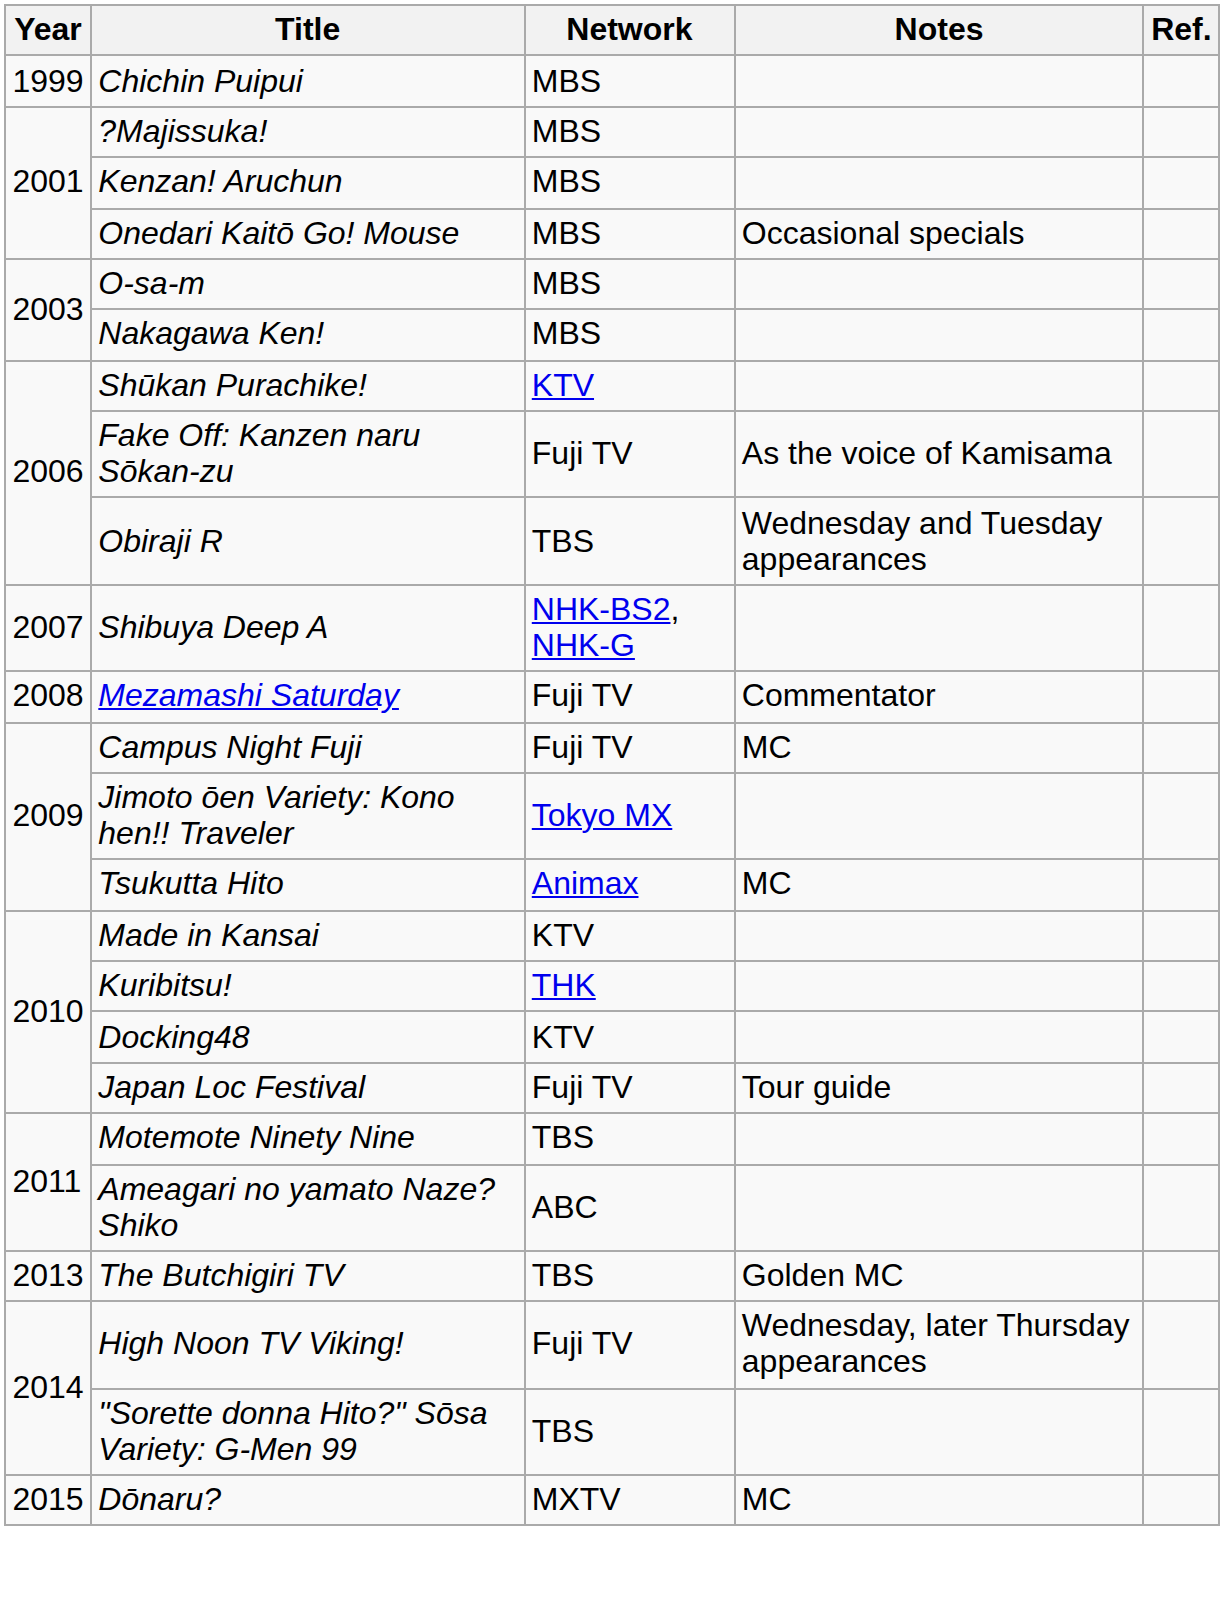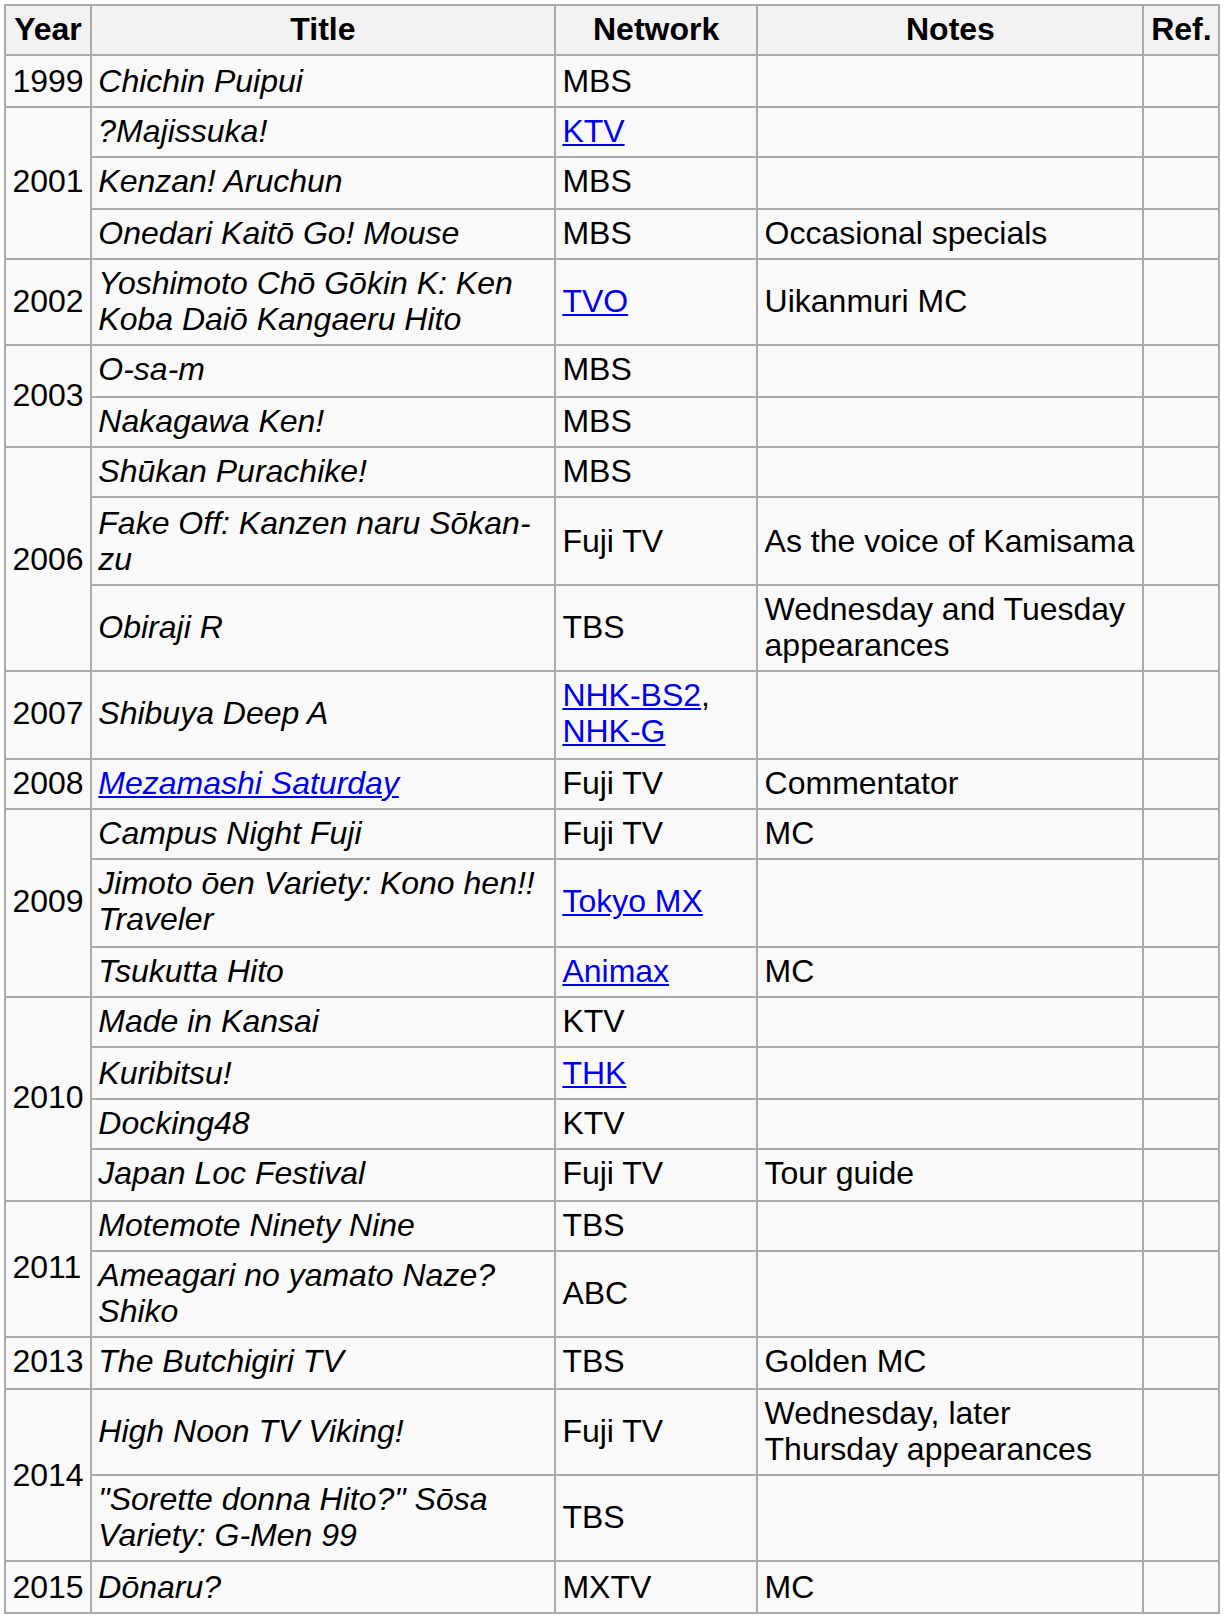(566, 131) MBS -> (594, 131) KTV
+ row: (306, 301)
(563, 385) KTV -> (597, 471) MBS
